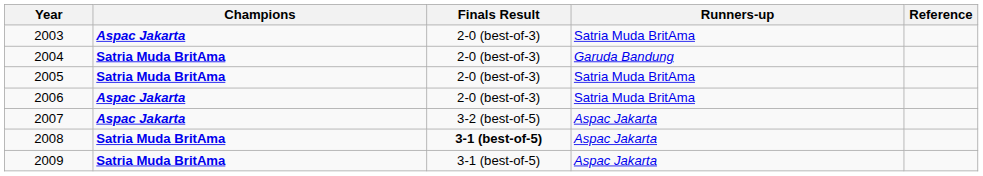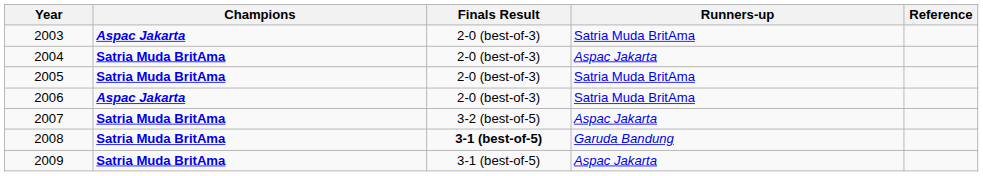(624, 56) Garuda Bandung -> (615, 56) Aspac Jakarta
(141, 118) Aspac Jakarta -> (161, 118) Satria Muda BritAma
(615, 139) Aspac Jakarta -> (624, 139) Garuda Bandung
